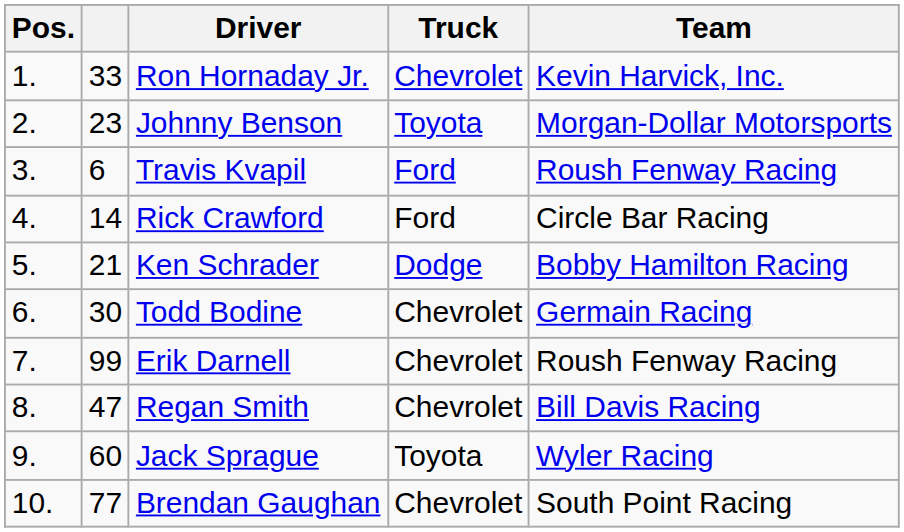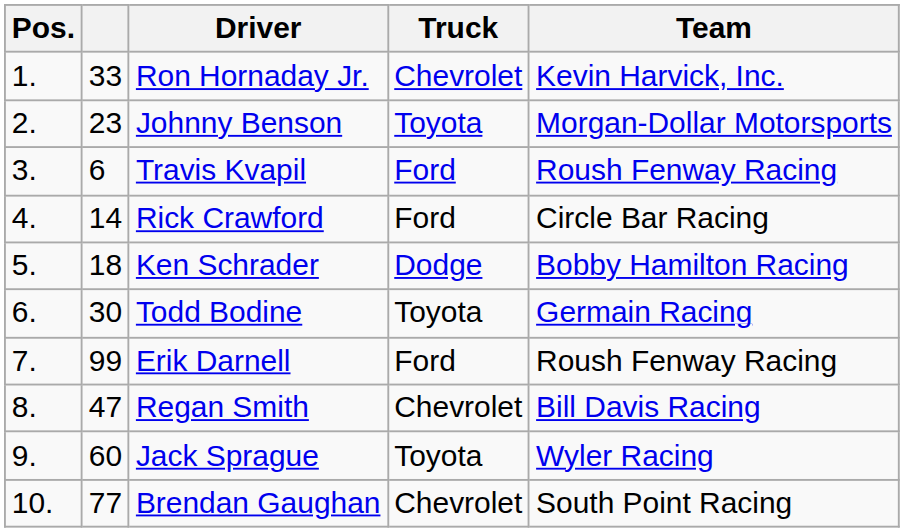(105, 265) 21 -> (105, 265) 18
(458, 312) Chevrolet -> (438, 312) Toyota
(458, 360) Chevrolet -> (425, 360) Ford
